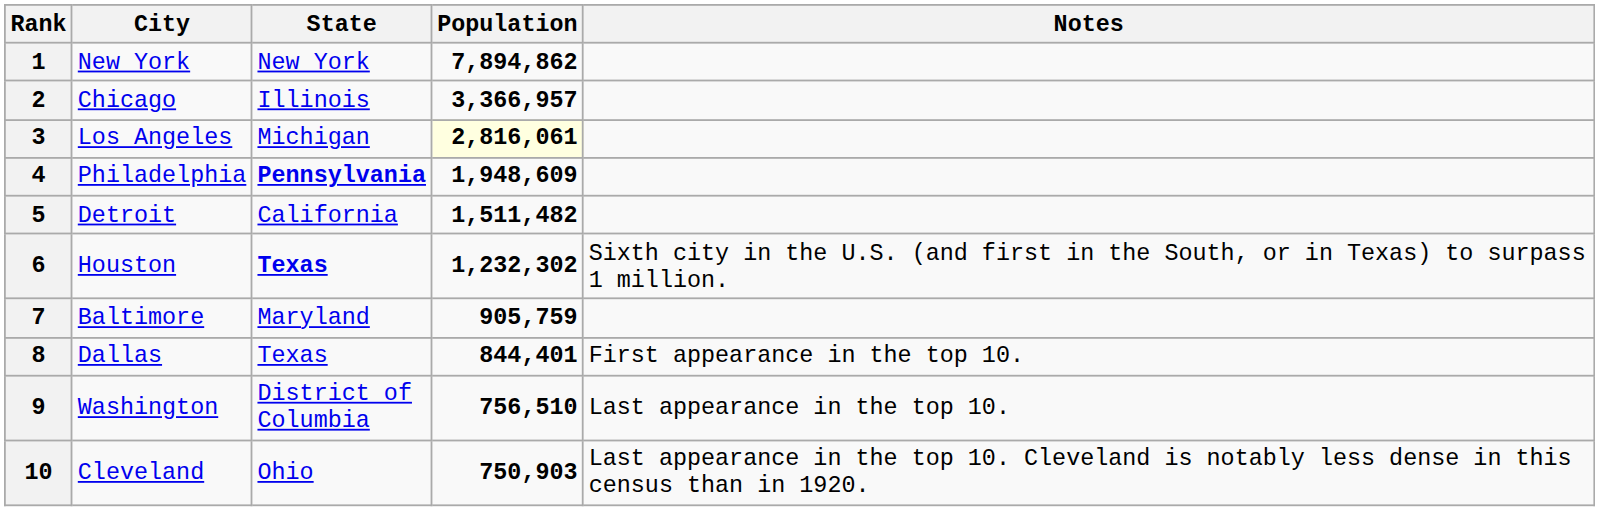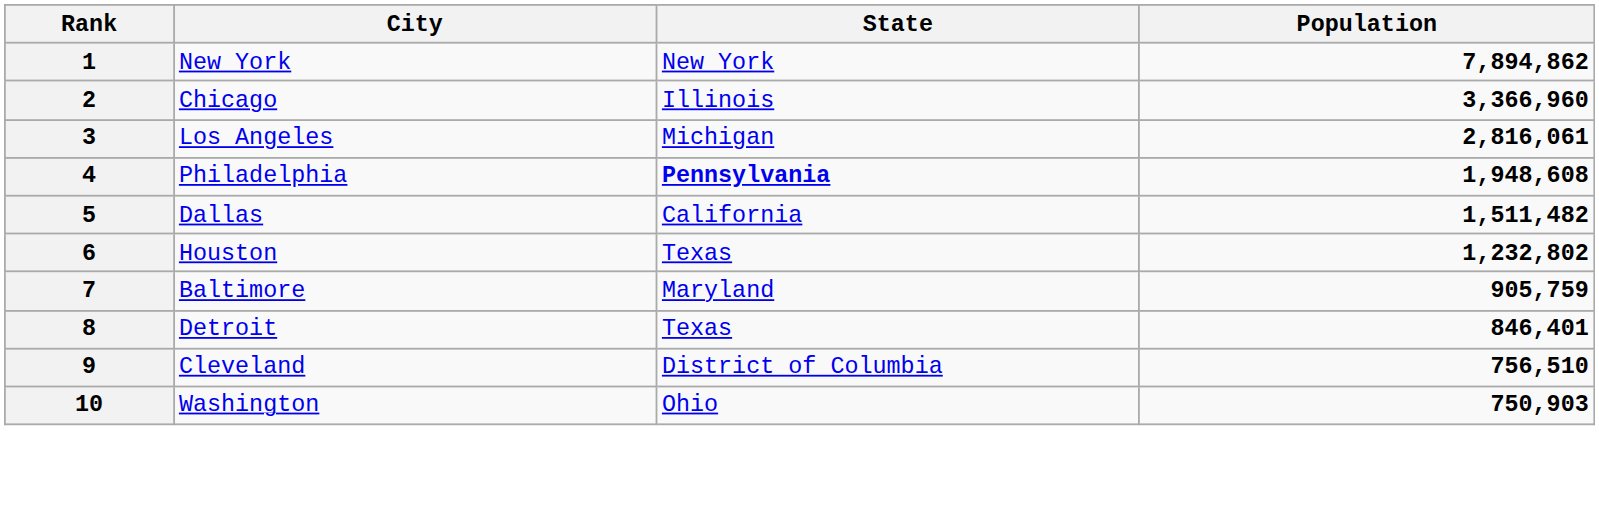- column: (1089, 24)
(514, 100) 3,366,957 -> (1526, 100) 3,366,960
(514, 138) lightyellow background -> (1526, 138) no background
(514, 177) 1,948,609 -> (1526, 177) 1,948,608
(127, 215) Detroit -> (221, 215) Dallas
(293, 266) bold -> (697, 253) normal
(514, 266) 1,232,302 -> (1526, 253) 1,232,802
(120, 356) Dallas -> (228, 329) Detroit
(528, 356) 844,401 -> (1540, 329) 846,401
(148, 408) Washington -> (242, 367) Cleveland
(141, 473) Cleveland -> (249, 405) Washington
